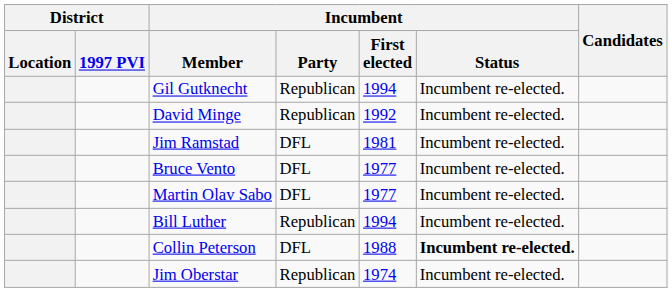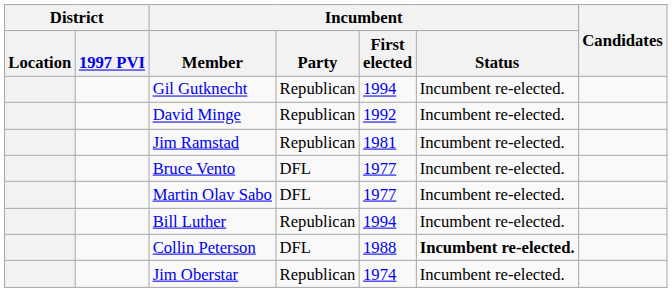(295, 141) DFL -> (317, 141) Republican
